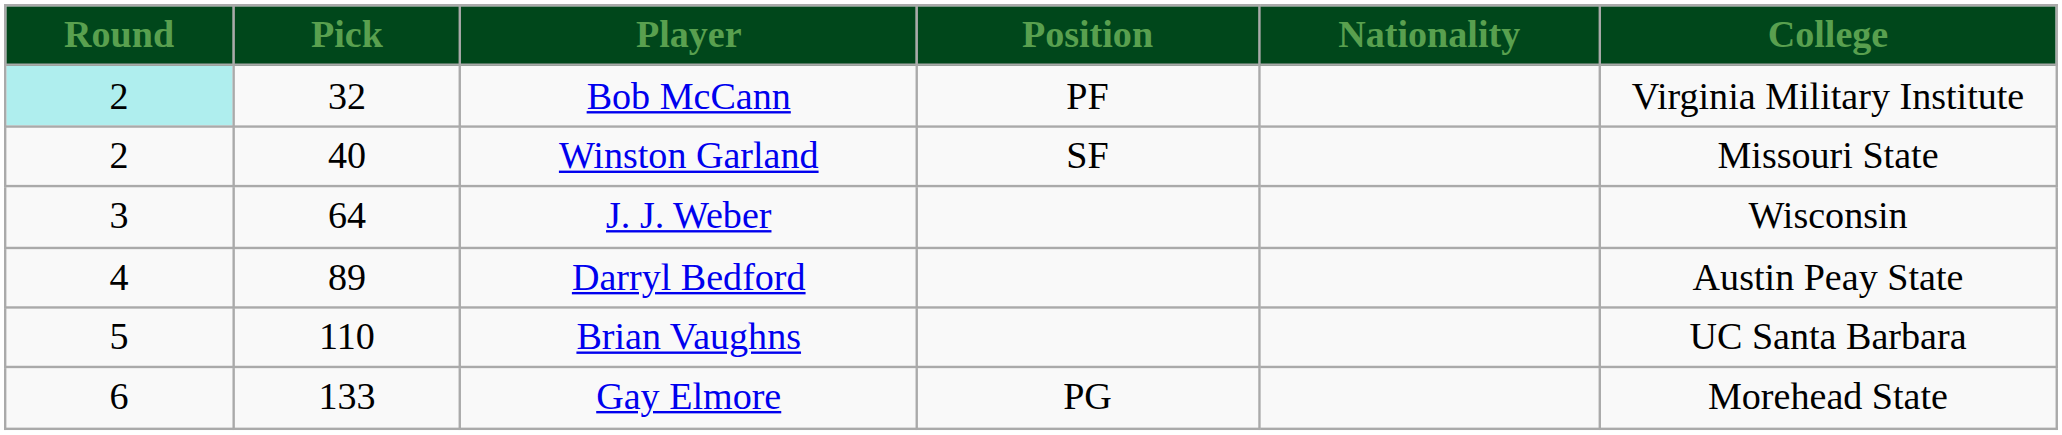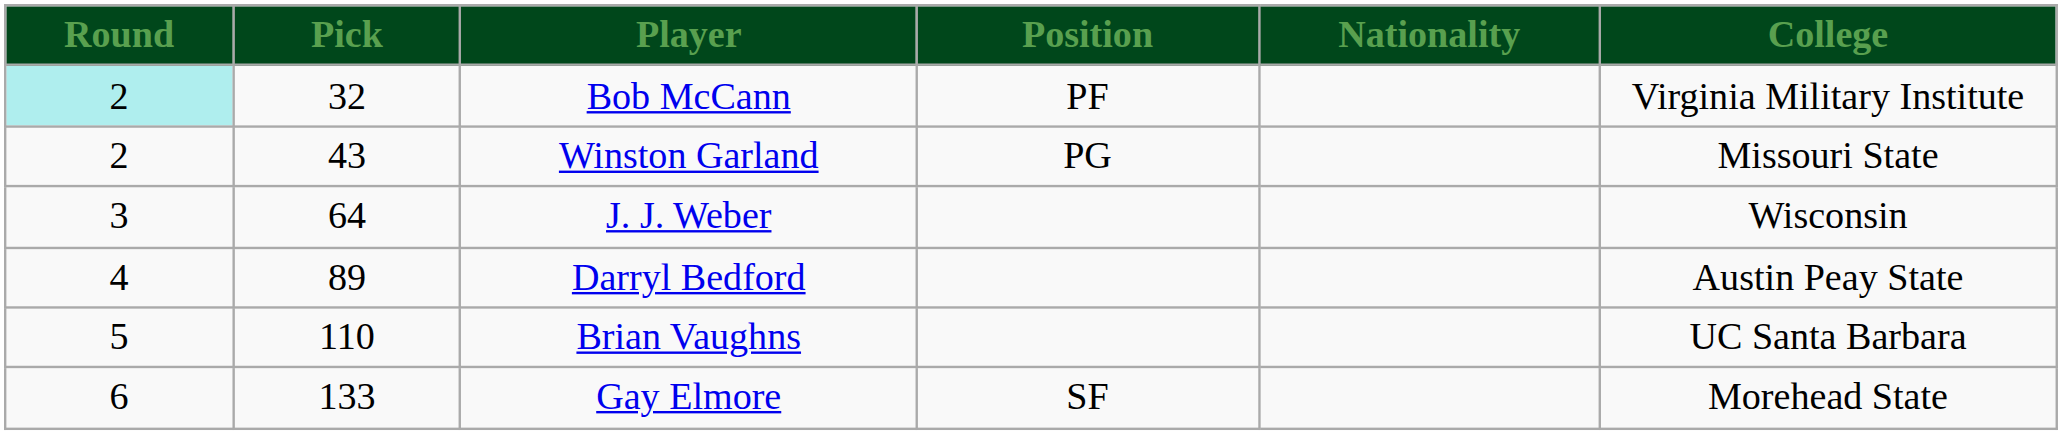(347, 155) 40 -> (347, 155) 43
(1087, 155) SF -> (1087, 155) PG
(1087, 397) PG -> (1087, 397) SF
